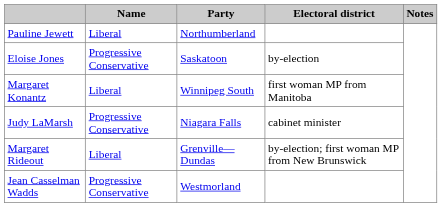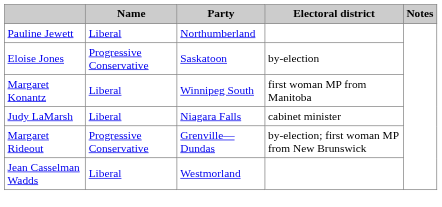(119, 122) Progressive Conservative -> (105, 116) Liberal
(105, 154) Liberal -> (119, 141) Progressive Conservative
(119, 186) Progressive Conservative -> (105, 173) Liberal
